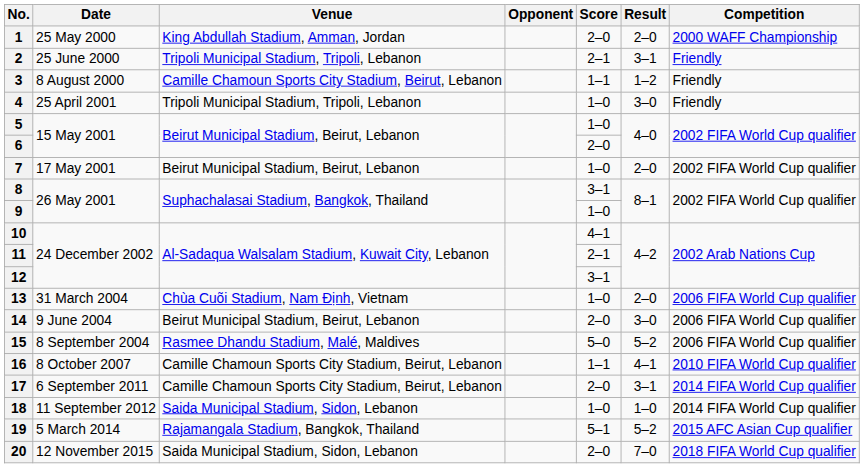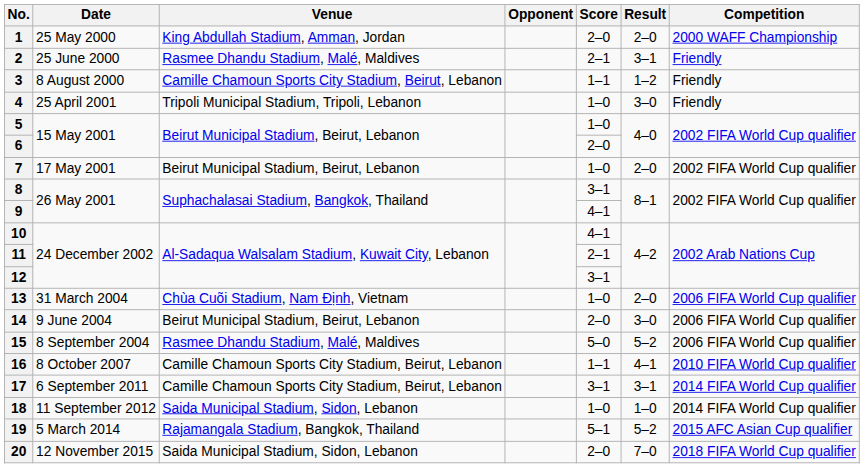(292, 59) Tripoli Municipal Stadium, Tripoli, Lebanon -> (291, 59) Rasmee Dhandu Stadium, Malé, Maldives
(599, 211) 1–0 -> (599, 211) 4–1
(599, 386) 2–0 -> (599, 386) 3–1
